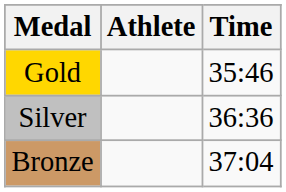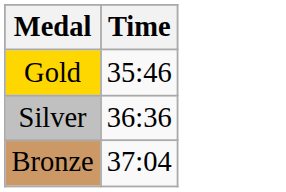- column: (151, 27)
